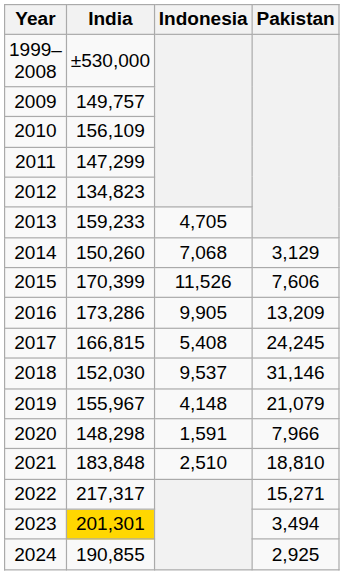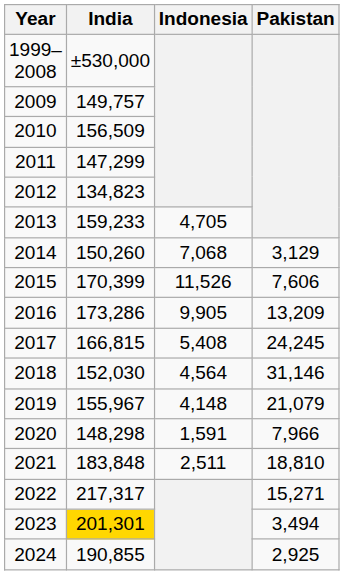(110, 131) 156,109 -> (110, 131) 156,509
(203, 373) 9,537 -> (203, 373) 4,564
(203, 463) 2,510 -> (203, 463) 2,511
